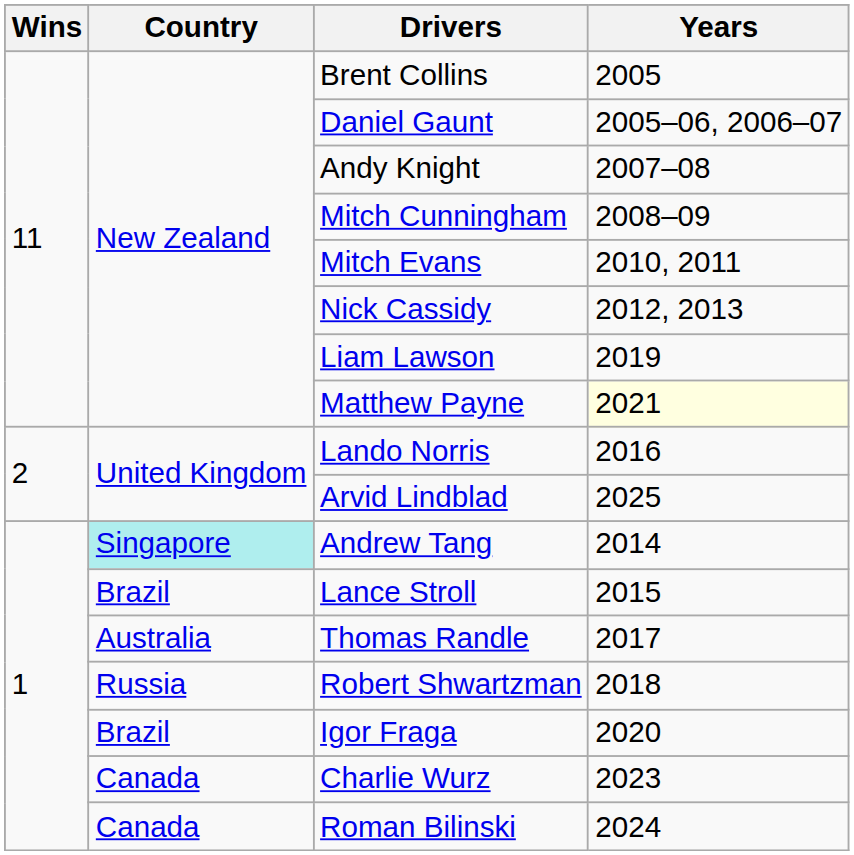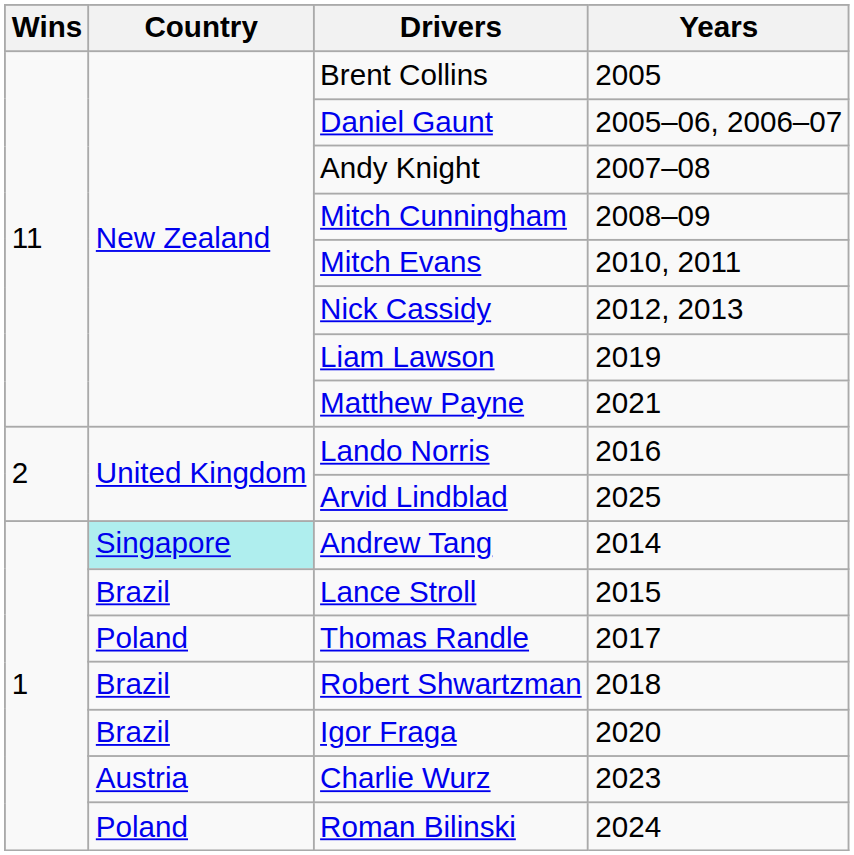(628, 403) lightyellow background -> (628, 403) no background
(153, 638) Australia -> (142, 638) Poland
(141, 685) Russia -> (133, 685) Brazil
(148, 779) Canada -> (142, 779) Austria
(148, 826) Canada -> (142, 826) Poland
